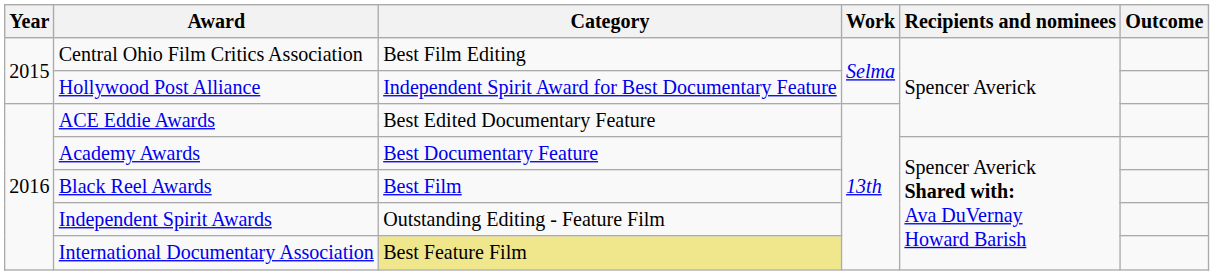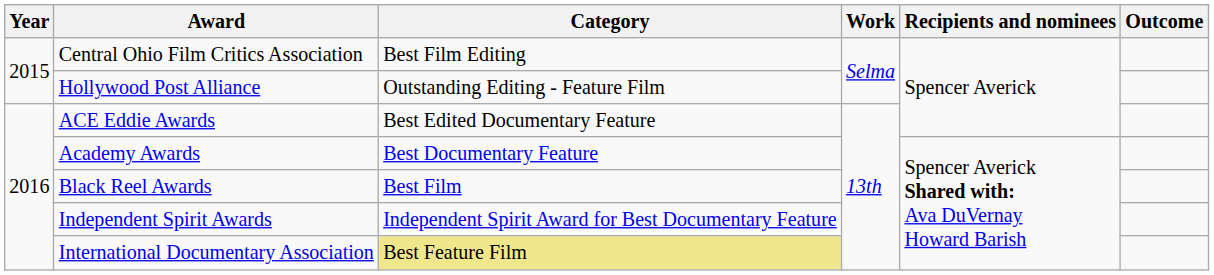(610, 87) Independent Spirit Award for Best Documentary Feature -> (524, 87) Outstanding Editing - Feature Film
(524, 219) Outstanding Editing - Feature Film -> (610, 219) Independent Spirit Award for Best Documentary Feature
